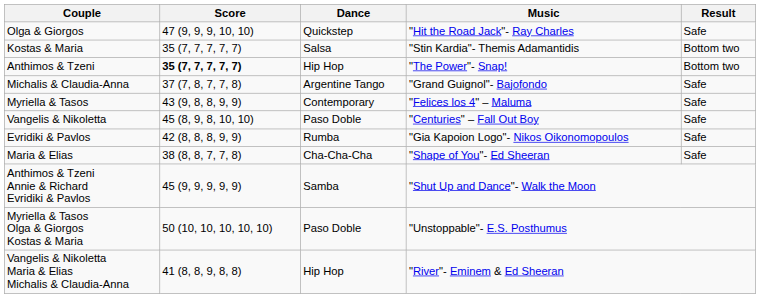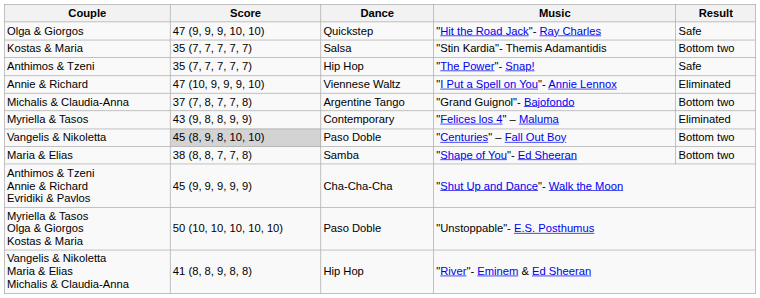(202, 66) bold -> (212, 66) normal
(712, 66) Bottom two -> (690, 66) Safe
+ row: (47, 84)
(695, 84) Safe -> (706, 102) Bottom two
(695, 102) Safe -> (705, 119) Eliminated
(208, 119) no background -> (219, 137) lightgrey background
(695, 119) Safe -> (706, 137) Bottom two
- row: (49, 137)
(338, 155) Cha-Cha-Cha -> (341, 155) Samba
(695, 155) Safe -> (706, 155) Bottom two
(321, 185) Samba -> (358, 185) Cha-Cha-Cha
